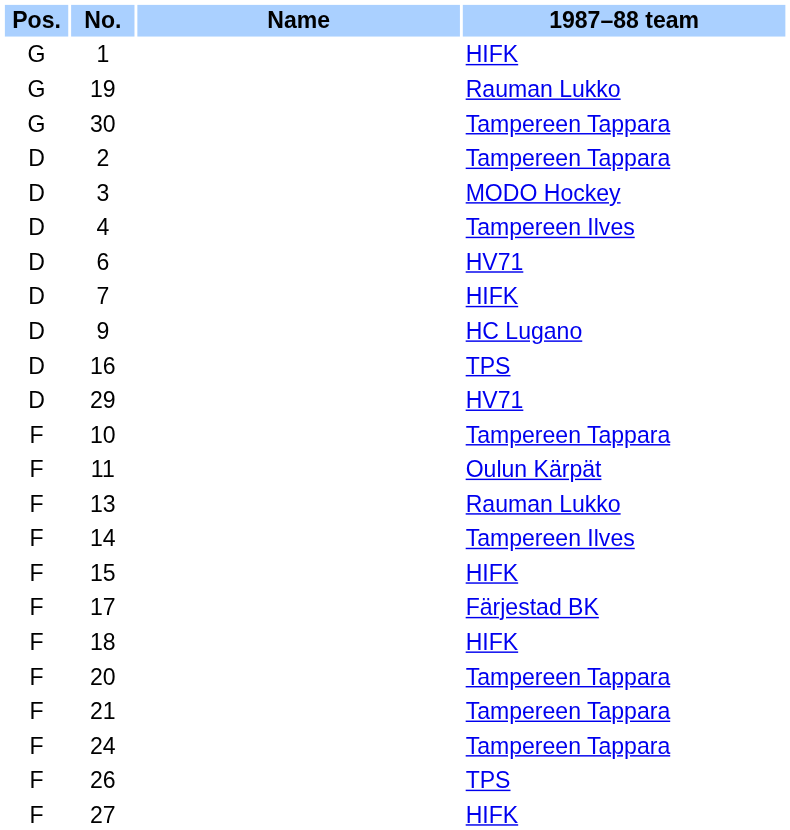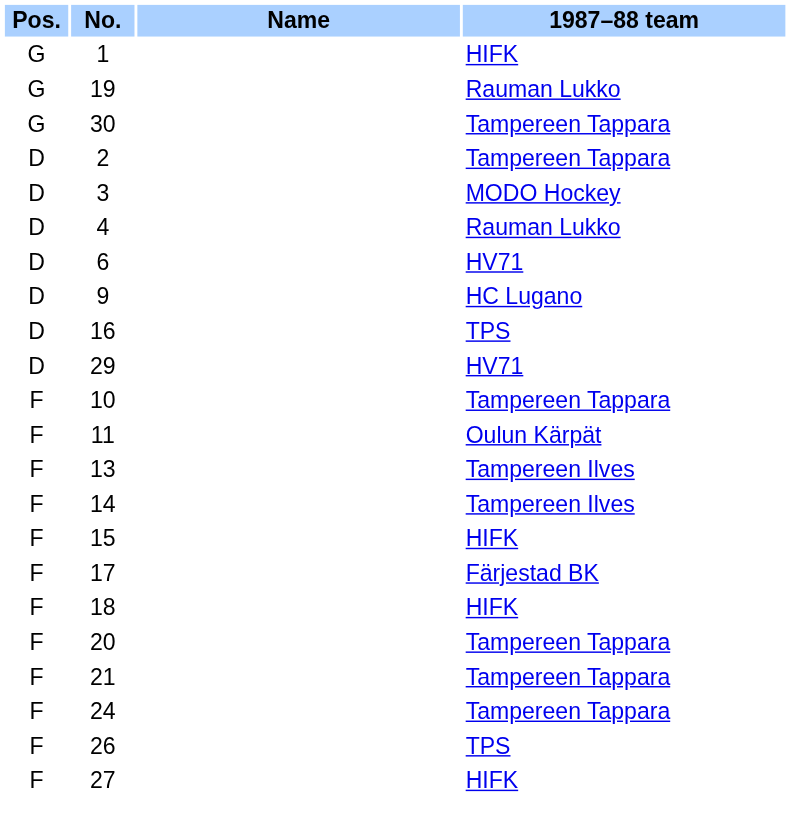(550, 227) Tampereen Ilves -> (543, 227) Rauman Lukko
- row: (103, 296)
(543, 504) Rauman Lukko -> (550, 469) Tampereen Ilves
